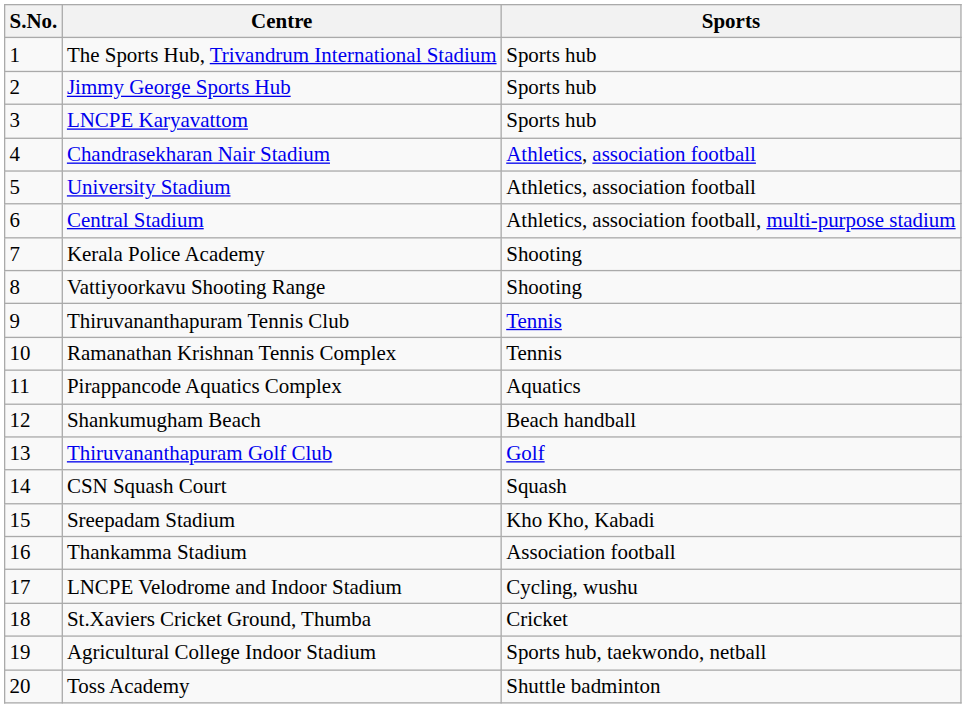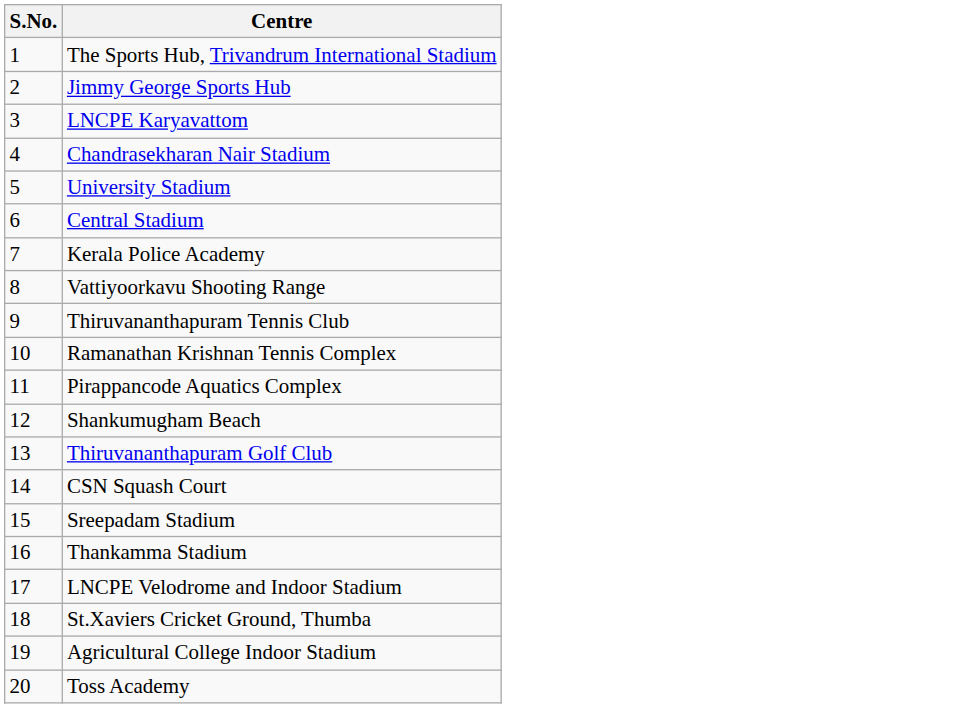- column: (731, 21)
